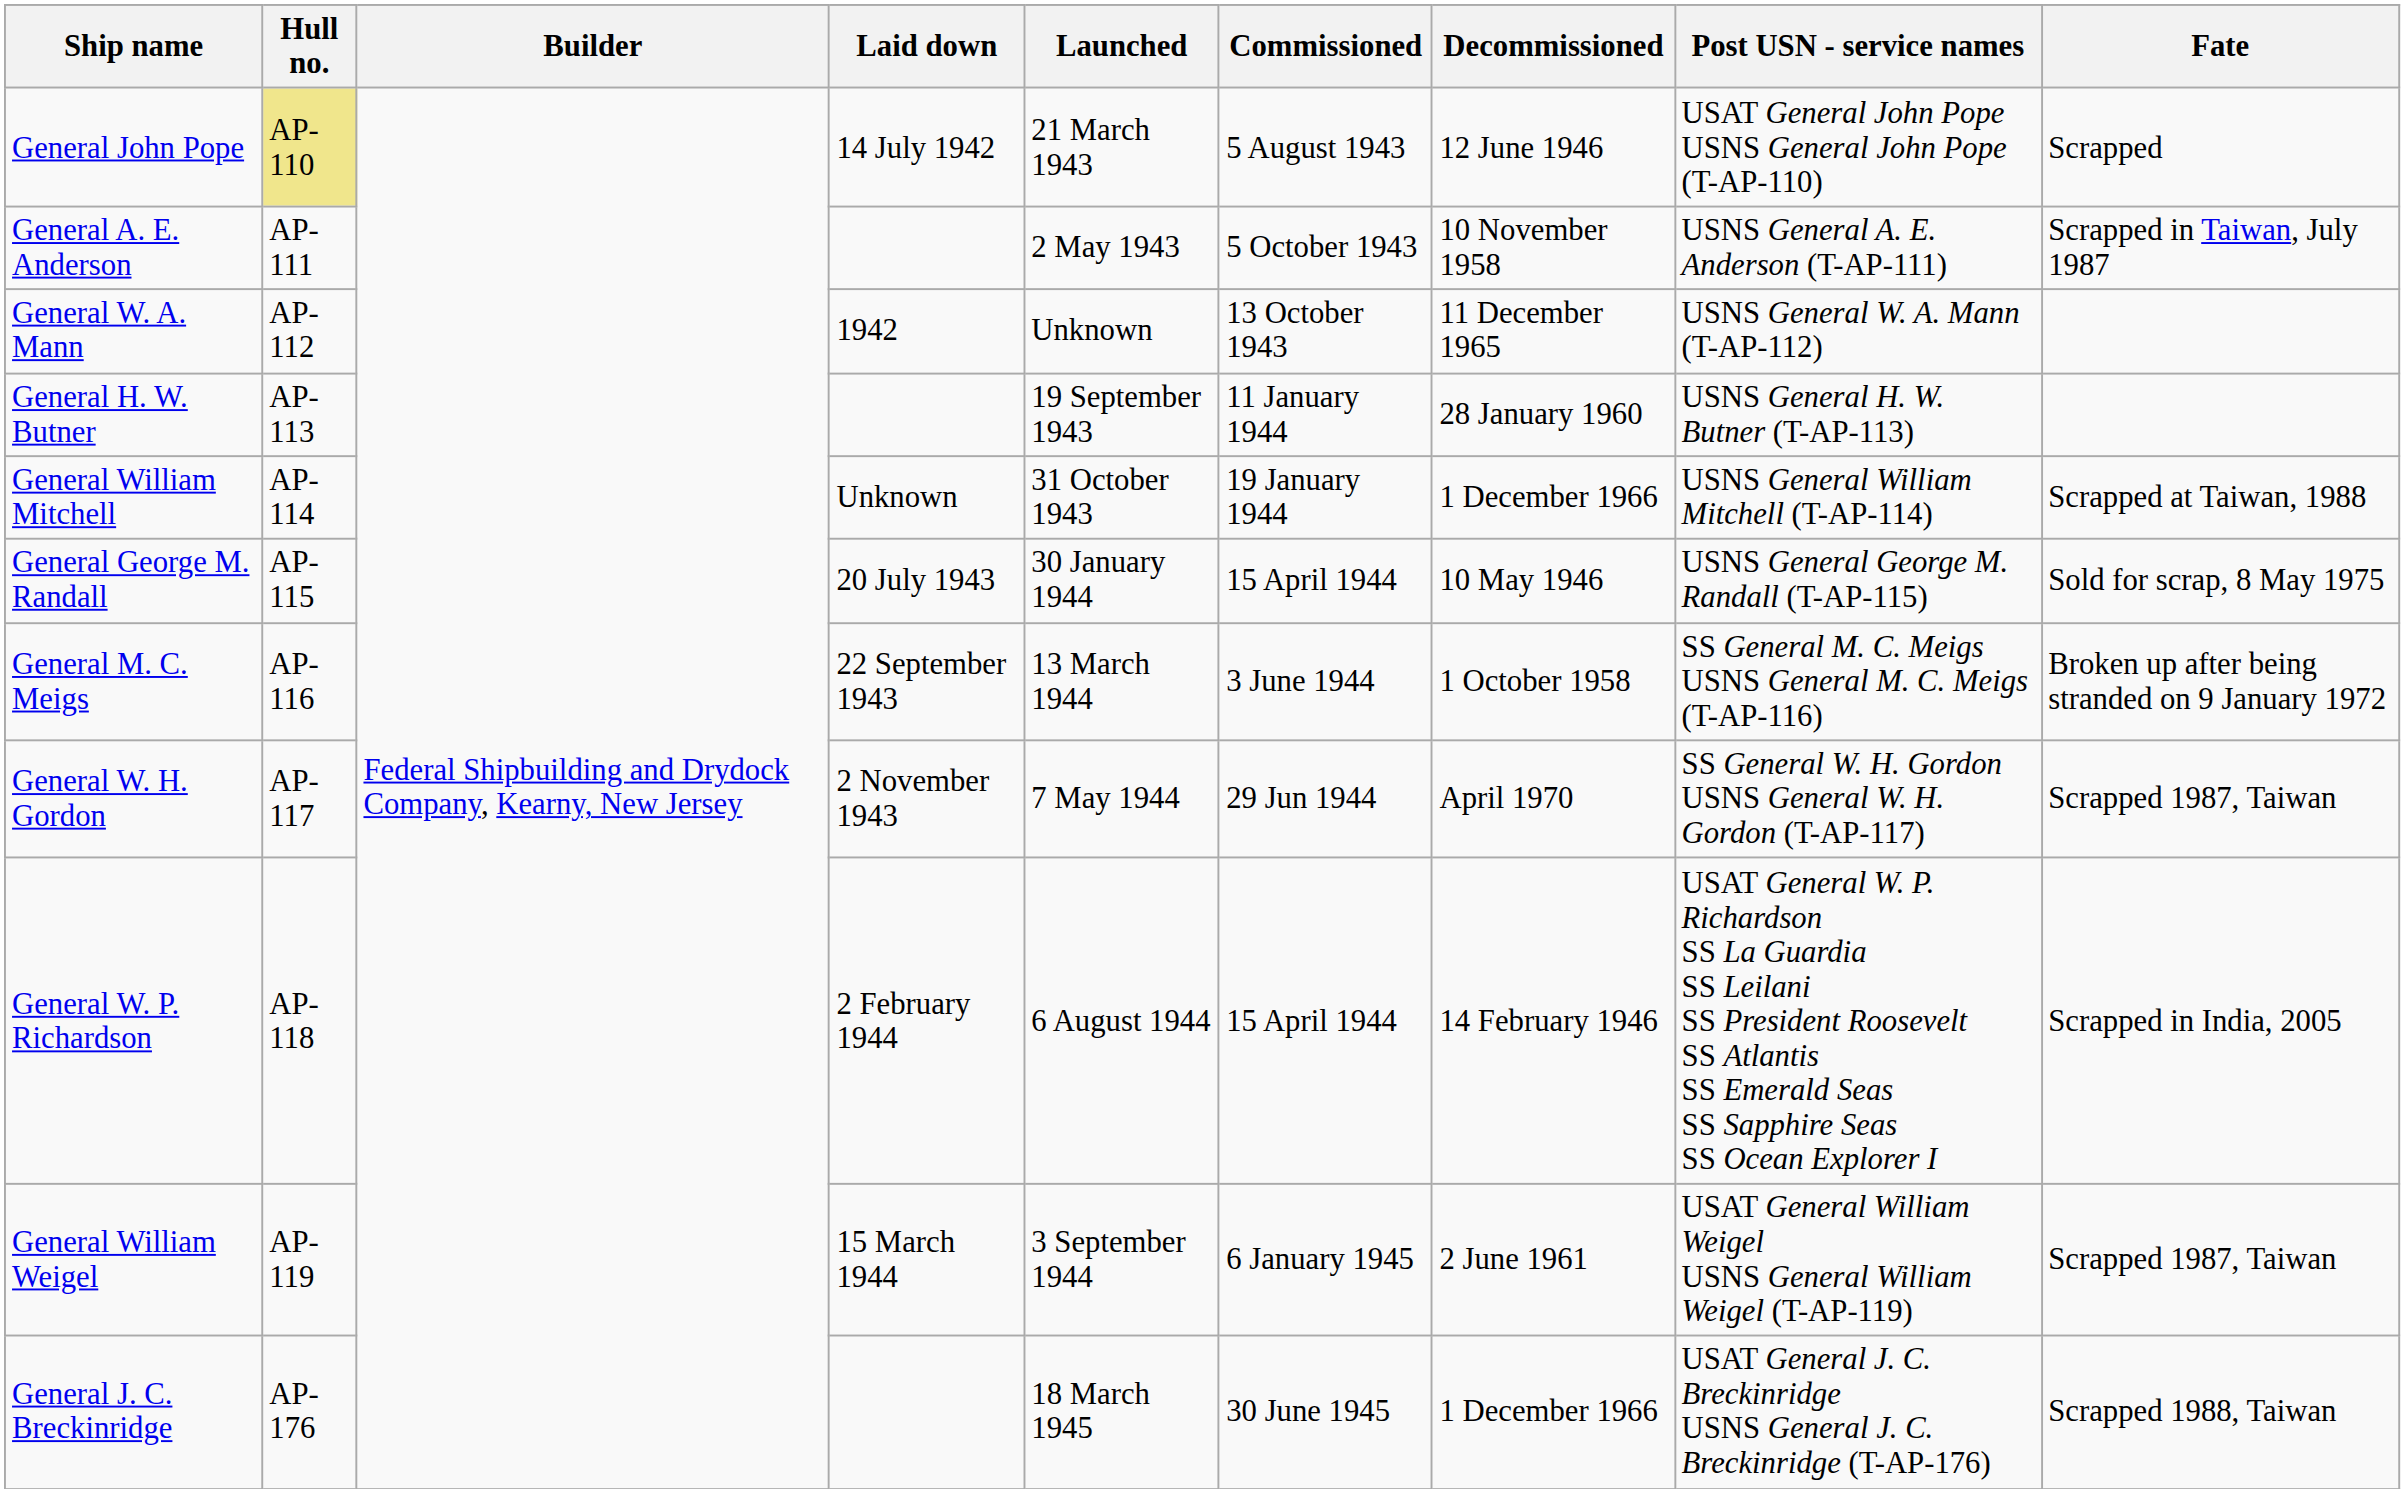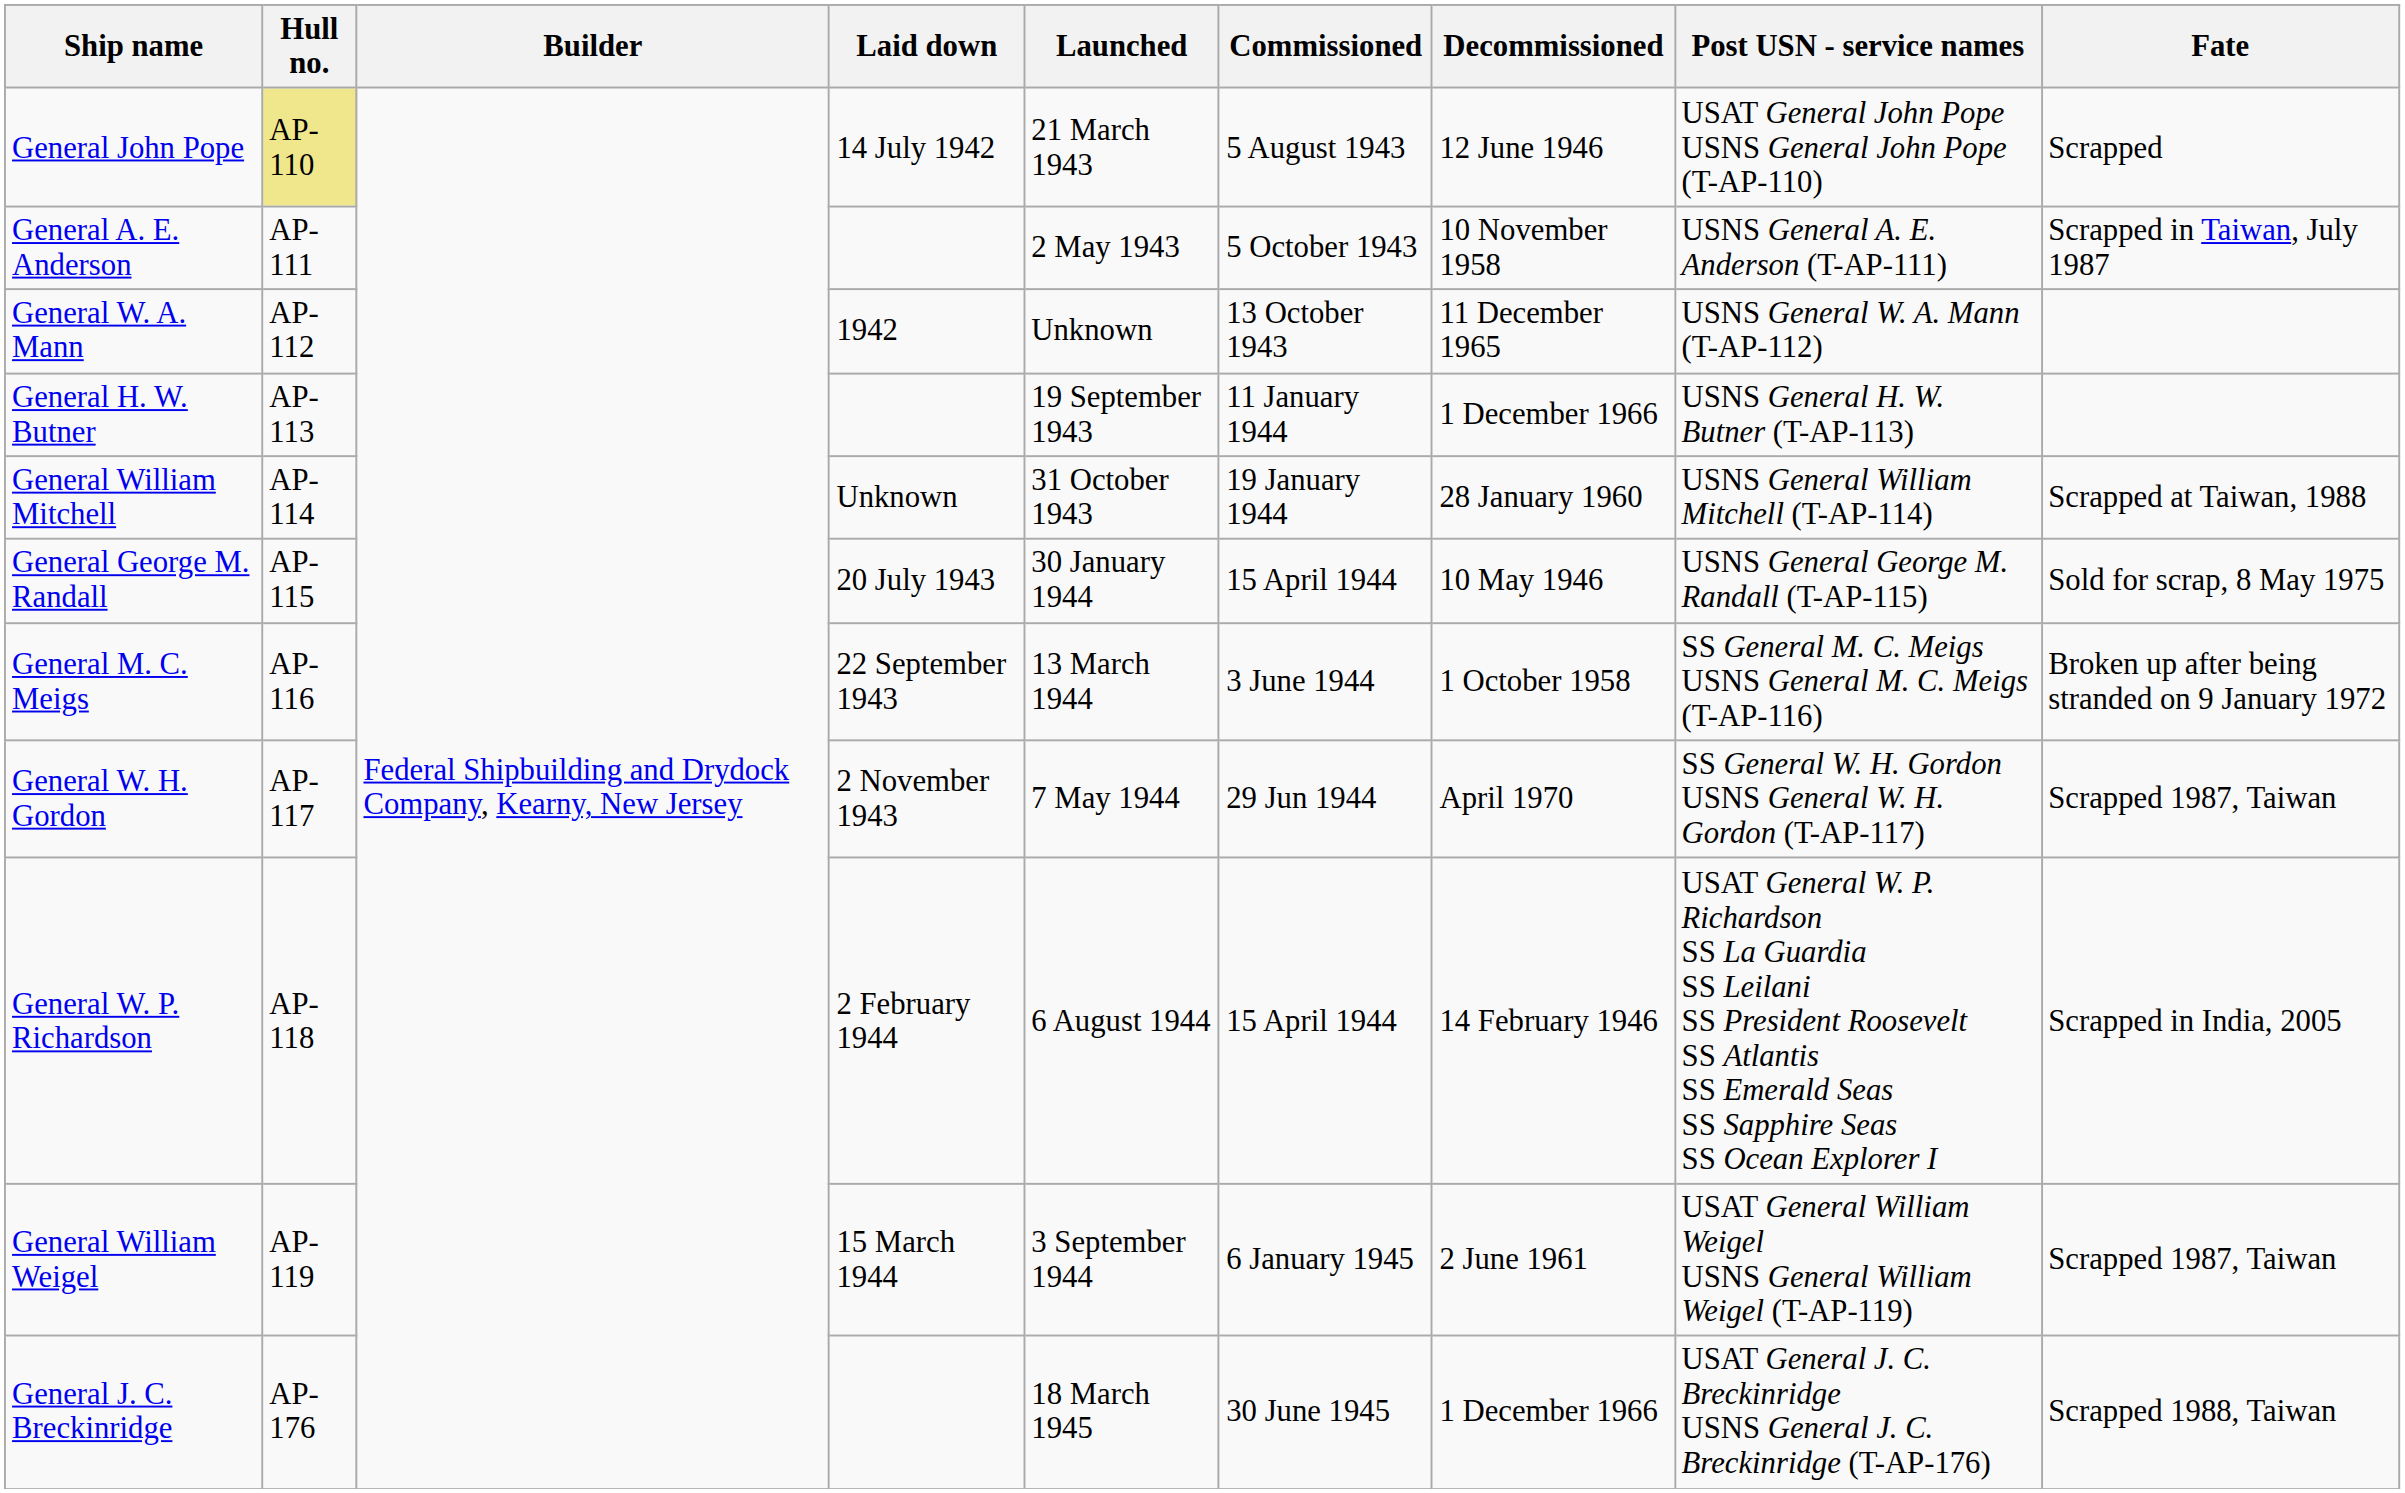(1541, 413) 28 January 1960 -> (1549, 413) 1 December 1966
(1549, 497) 1 December 1966 -> (1541, 497) 28 January 1960
